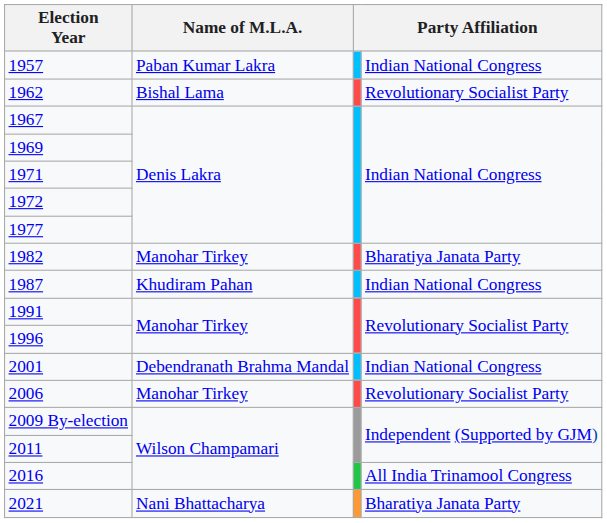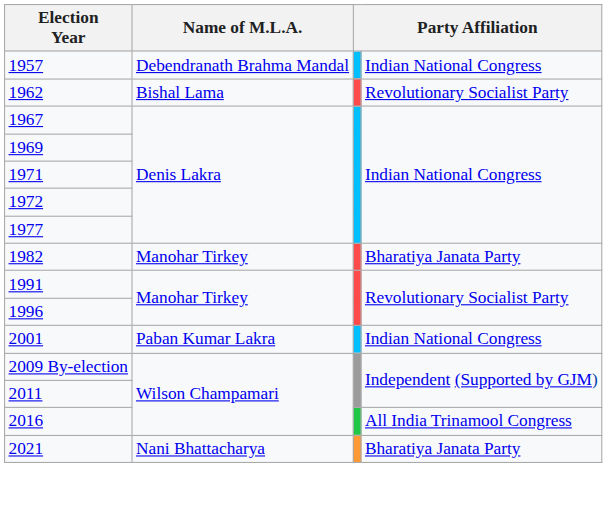(206, 65) Paban Kumar Lakra -> (243, 65) Debendranath Brahma Mandal
- row: (26, 284)
(243, 366) Debendranath Brahma Mandal -> (206, 339) Paban Kumar Lakra
- row: (26, 393)
